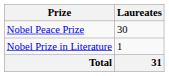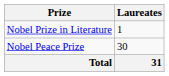rows swapped: (45, 29) <-> (59, 46)
